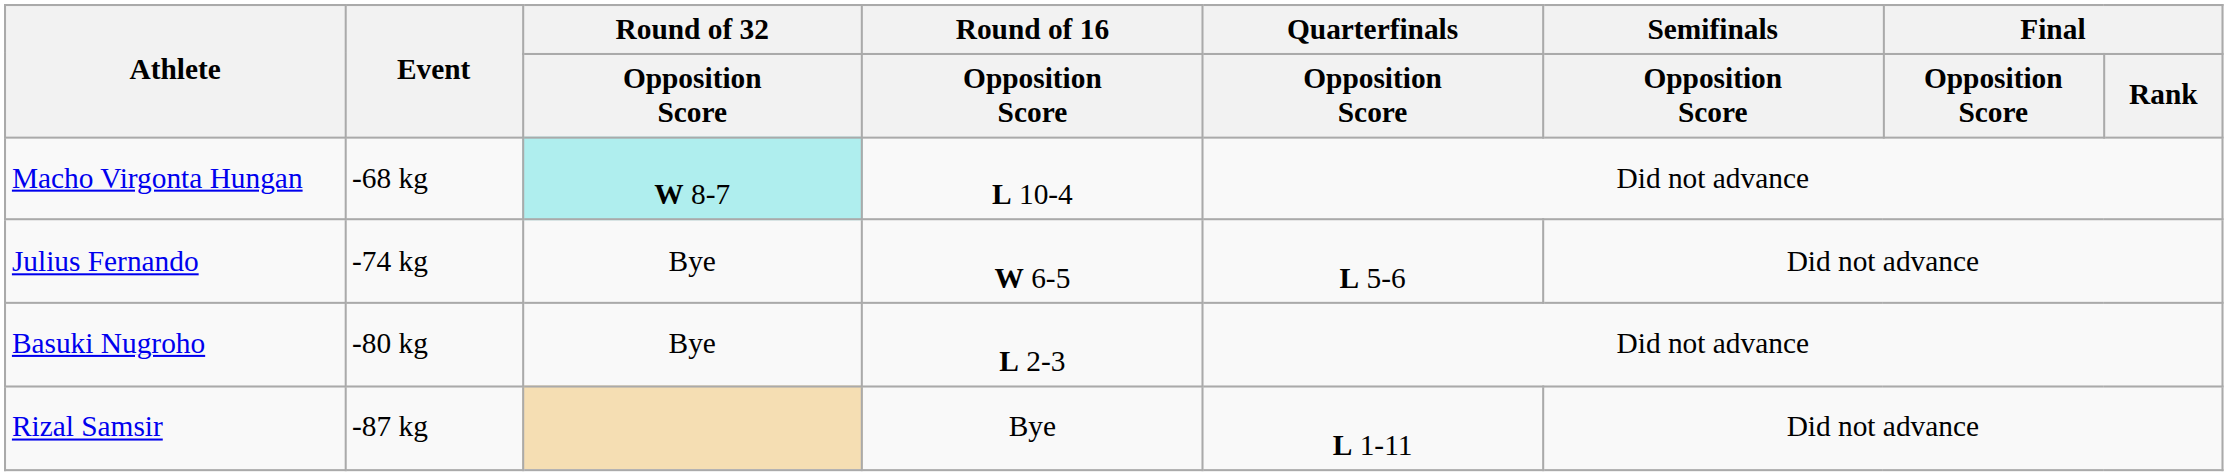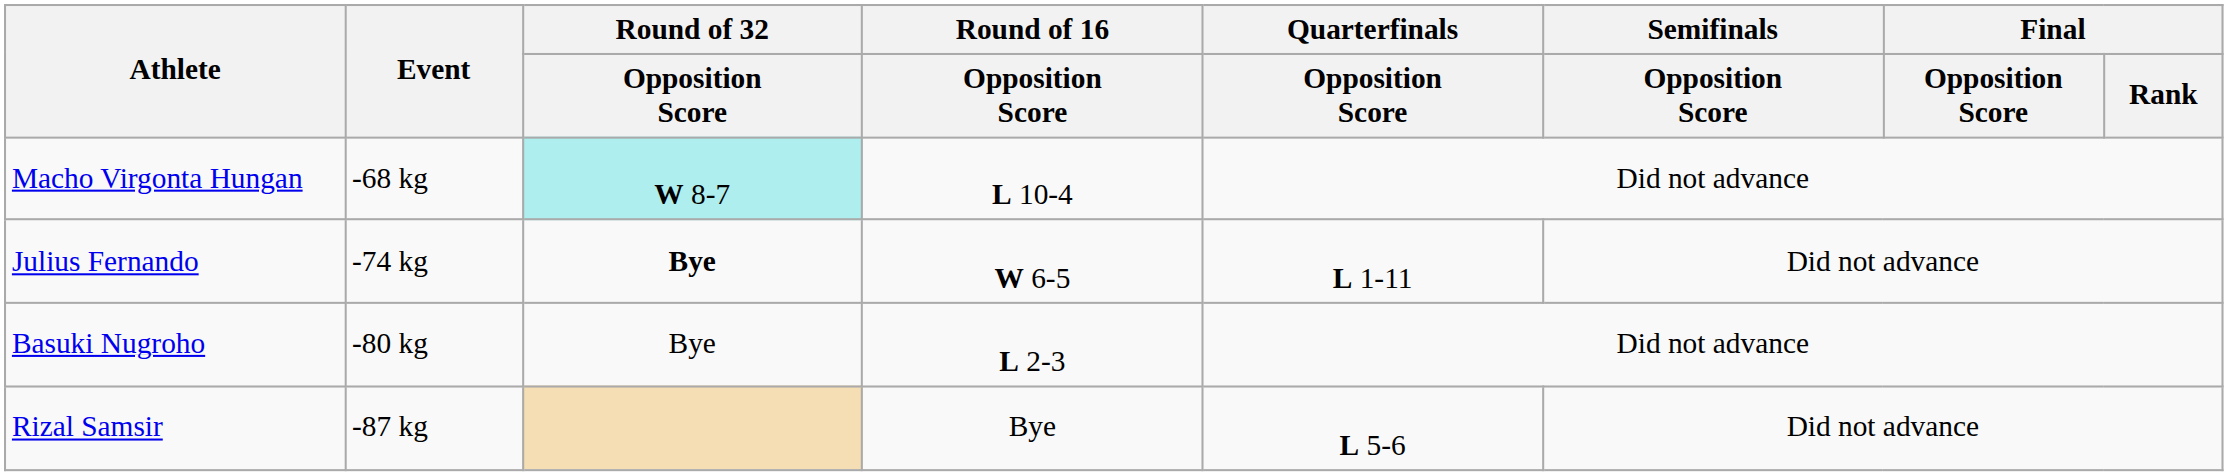(692, 261) normal -> (692, 261) bold
(1373, 278) L 5-6 -> (1373, 278) L 1-11
(1373, 444) L 1-11 -> (1373, 444) L 5-6
